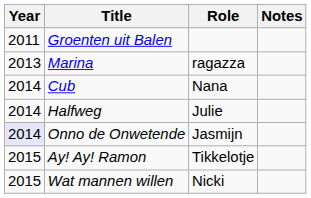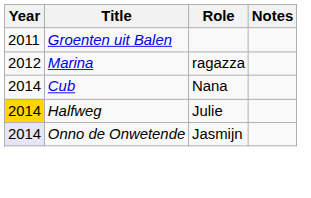(24, 63) 2013 -> (24, 63) 2012
(24, 110) no background -> (24, 110) gold background
- row: (97, 157)
- row: (111, 181)
